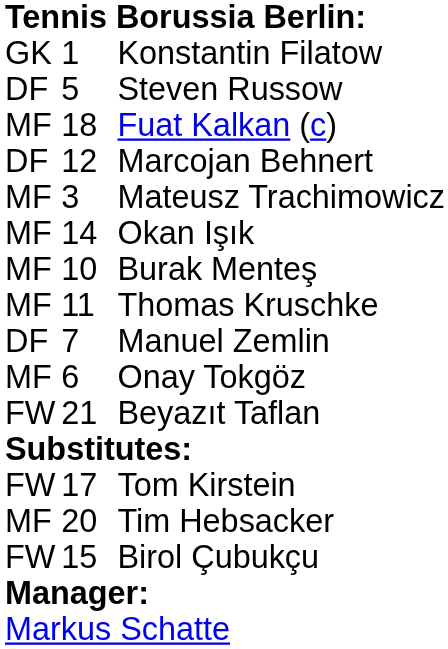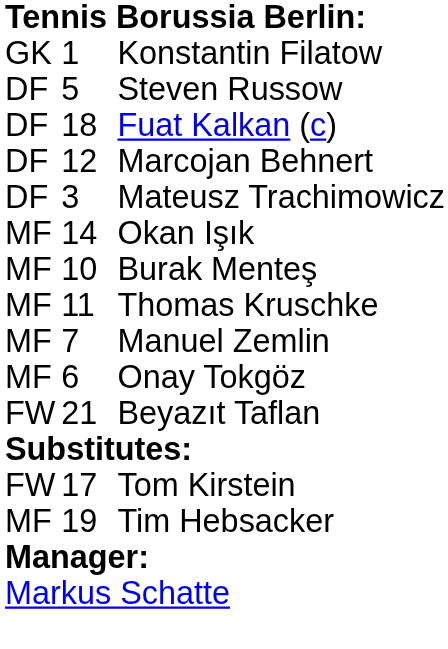(28, 125) MF -> (27, 125) DF
(28, 197) MF -> (27, 197) DF
(27, 341) DF -> (28, 341) MF
(79, 521) 20 -> (79, 521) 19
- row: (218, 557)
